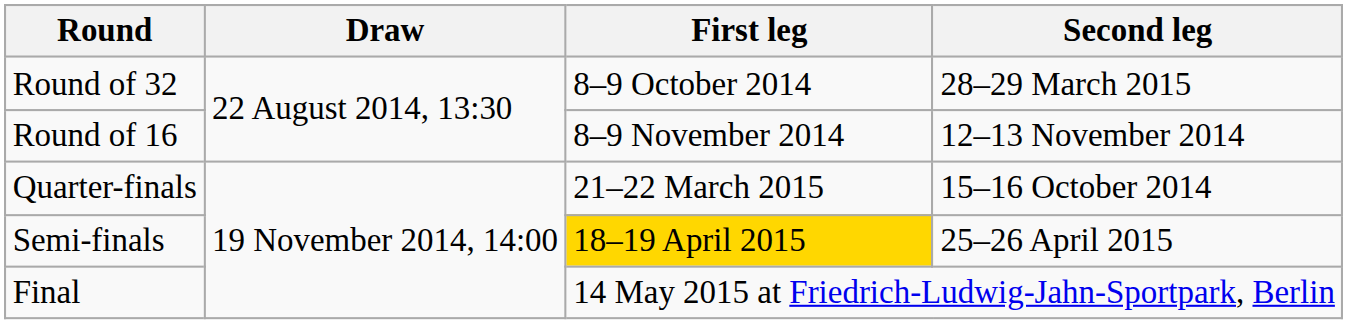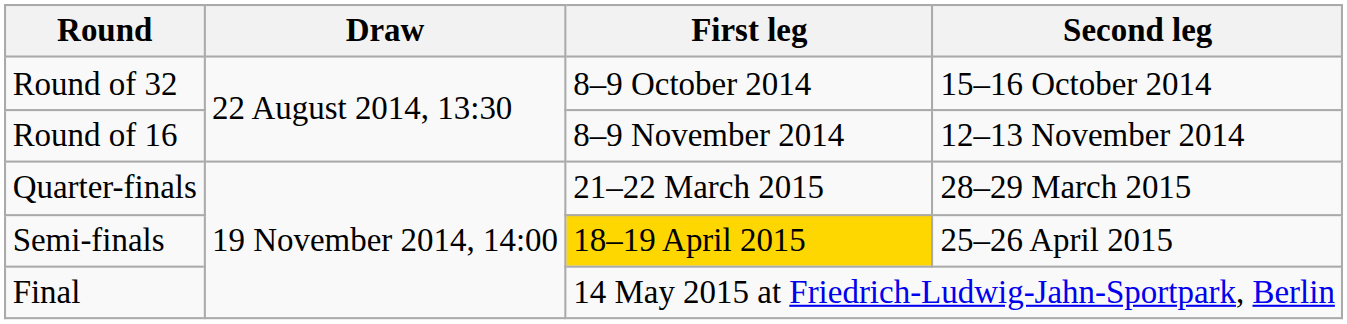(1066, 82) 28–29 March 2015 -> (1076, 82) 15–16 October 2014
(1076, 187) 15–16 October 2014 -> (1066, 187) 28–29 March 2015
